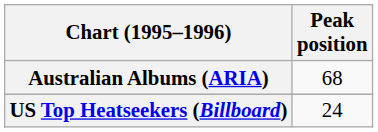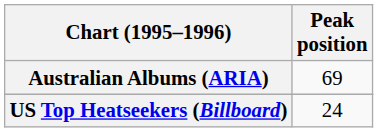(332, 77) 68 -> (332, 77) 69
